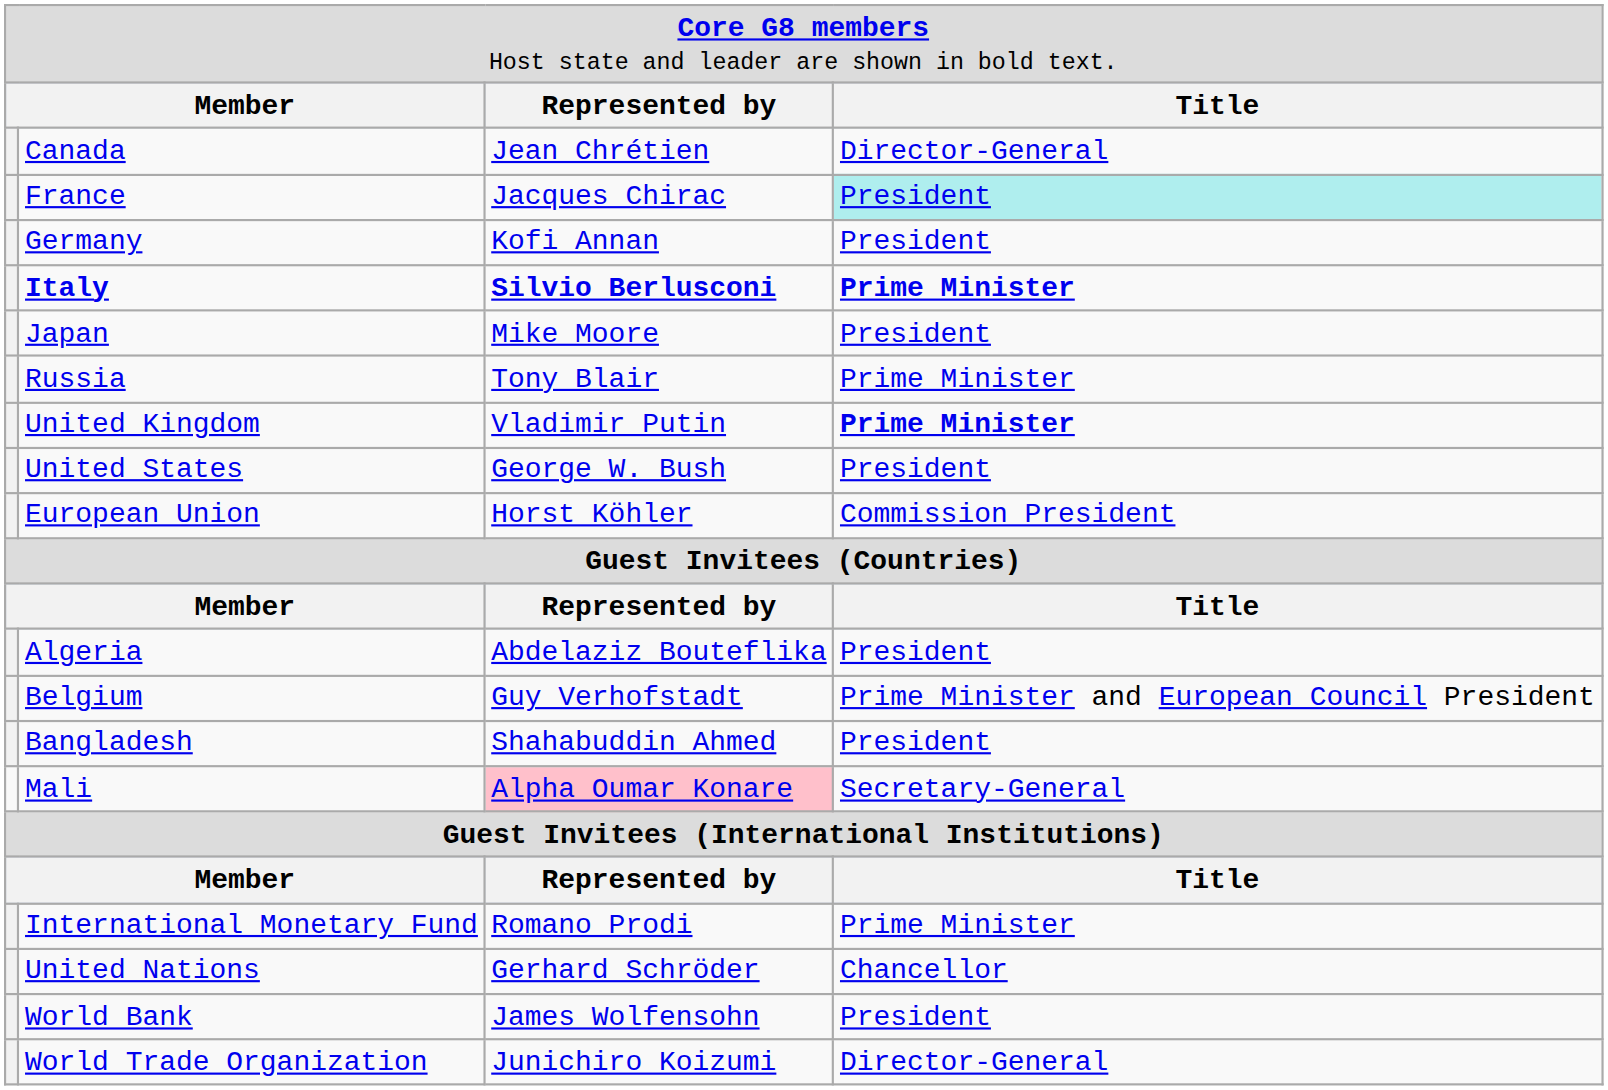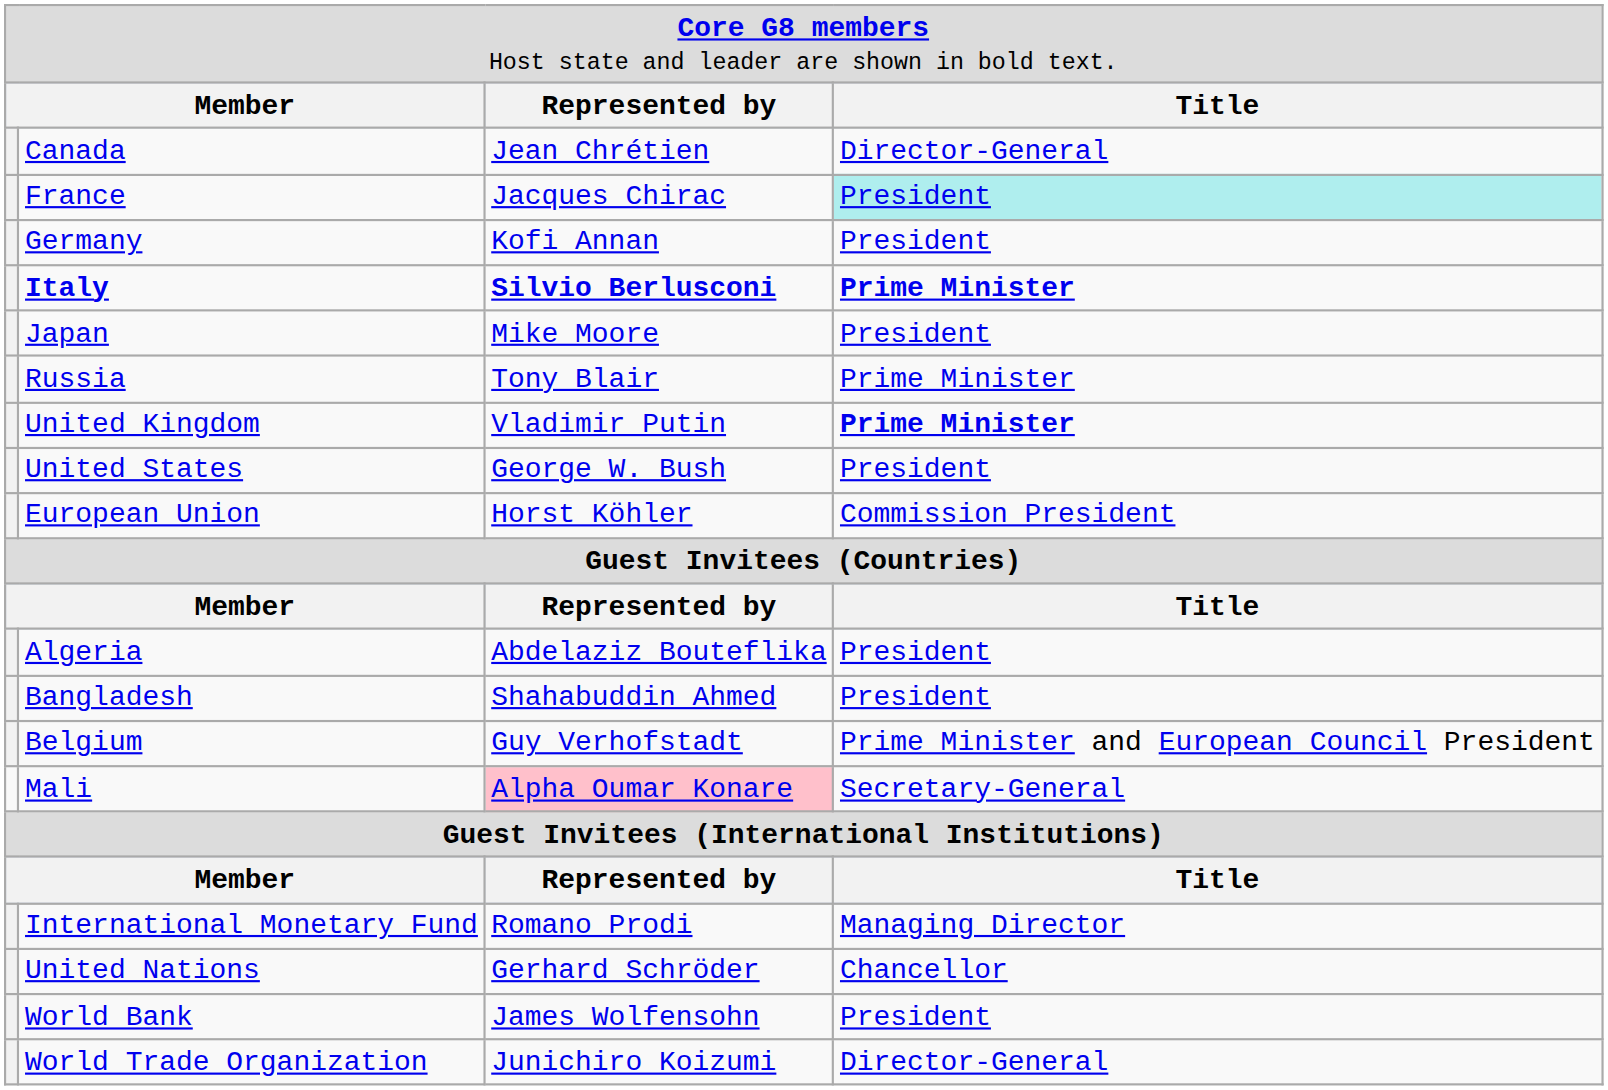rows swapped: (109, 743) <-> (84, 698)
(957, 926) Prime Minister -> (983, 926) Managing Director
